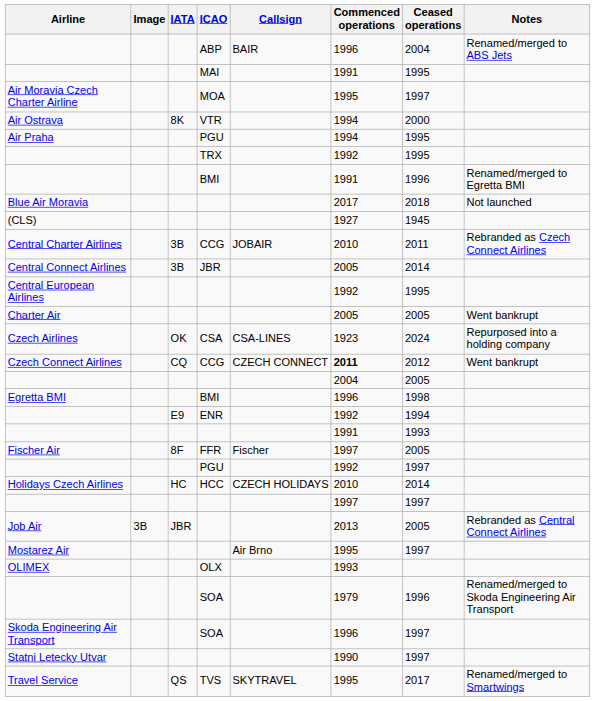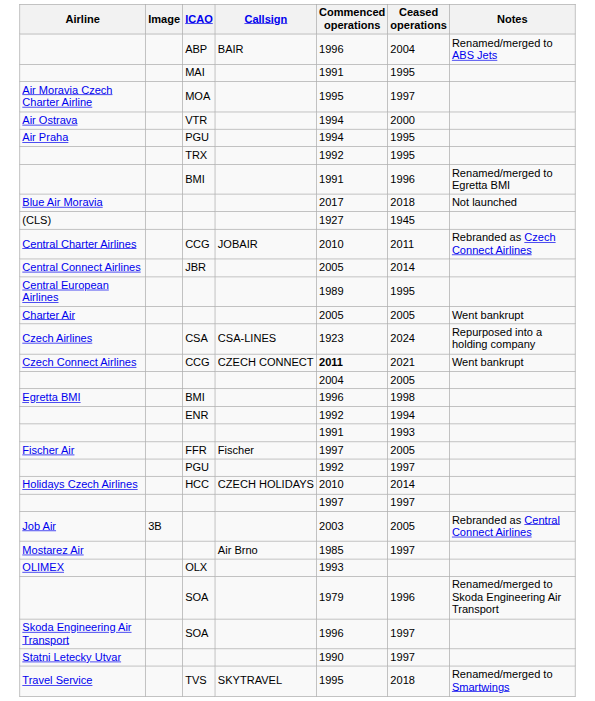- column: (183, 19)
(346, 291) 1992 -> (331, 291) 1989
(417, 362) 2012 -> (403, 362) 2021
(346, 526) 2013 -> (331, 526) 2003
(346, 550) 1995 -> (331, 550) 1985
(417, 681) 2017 -> (403, 681) 2018
